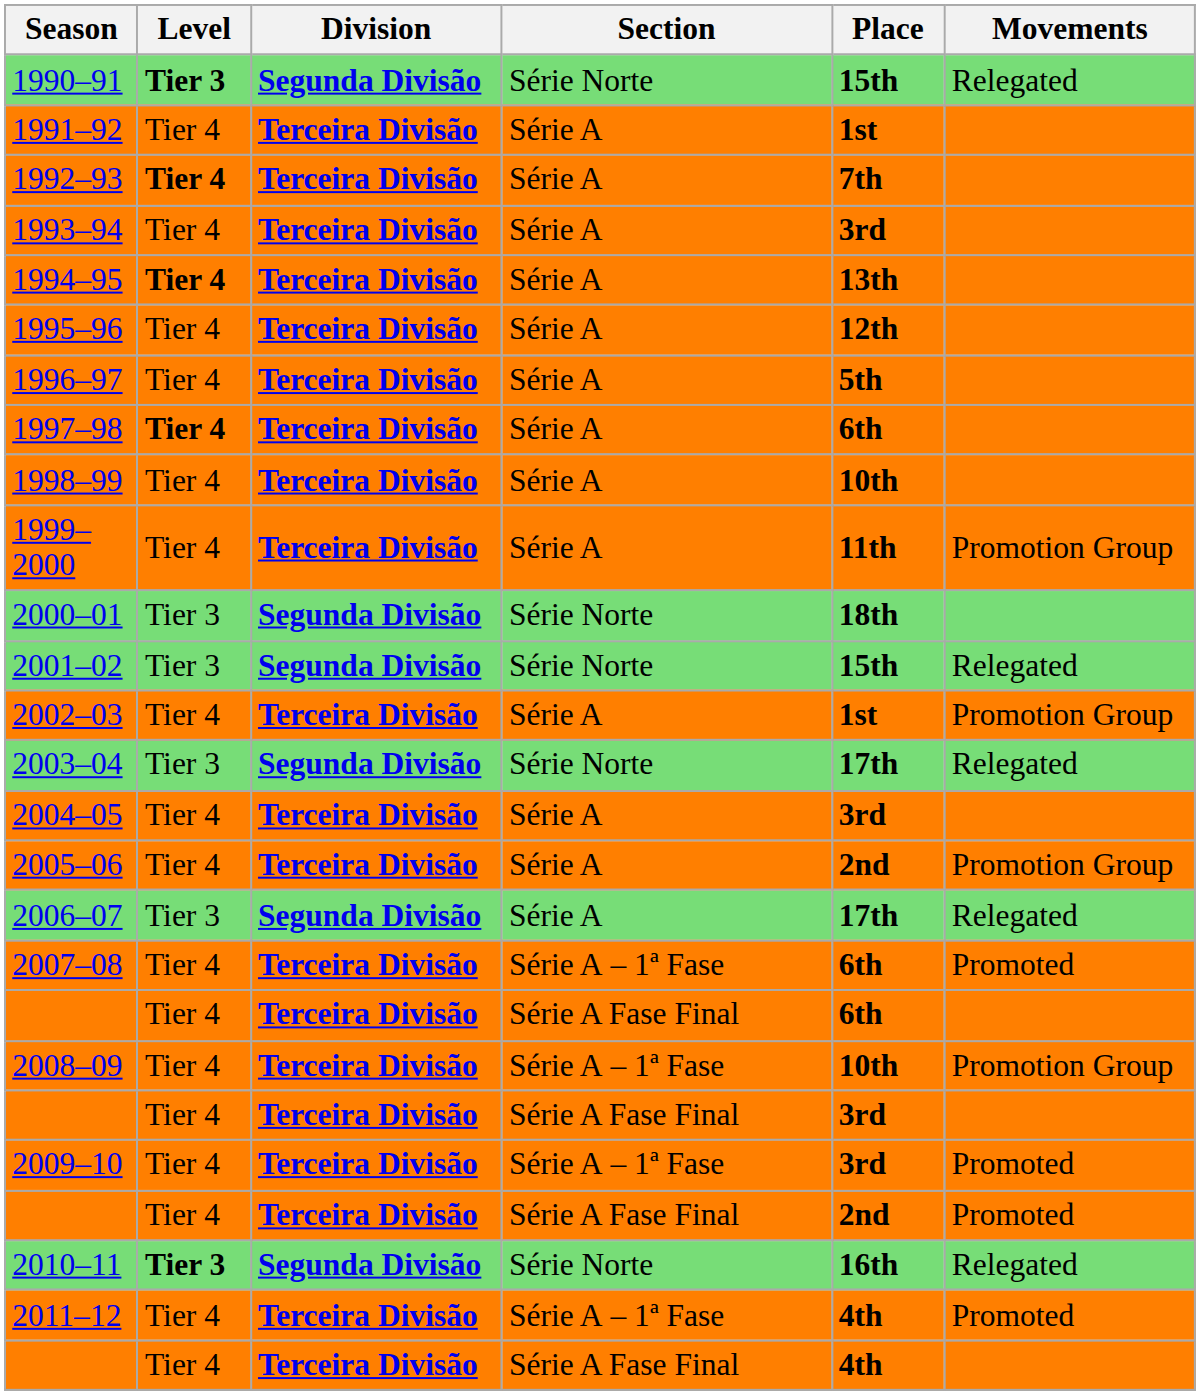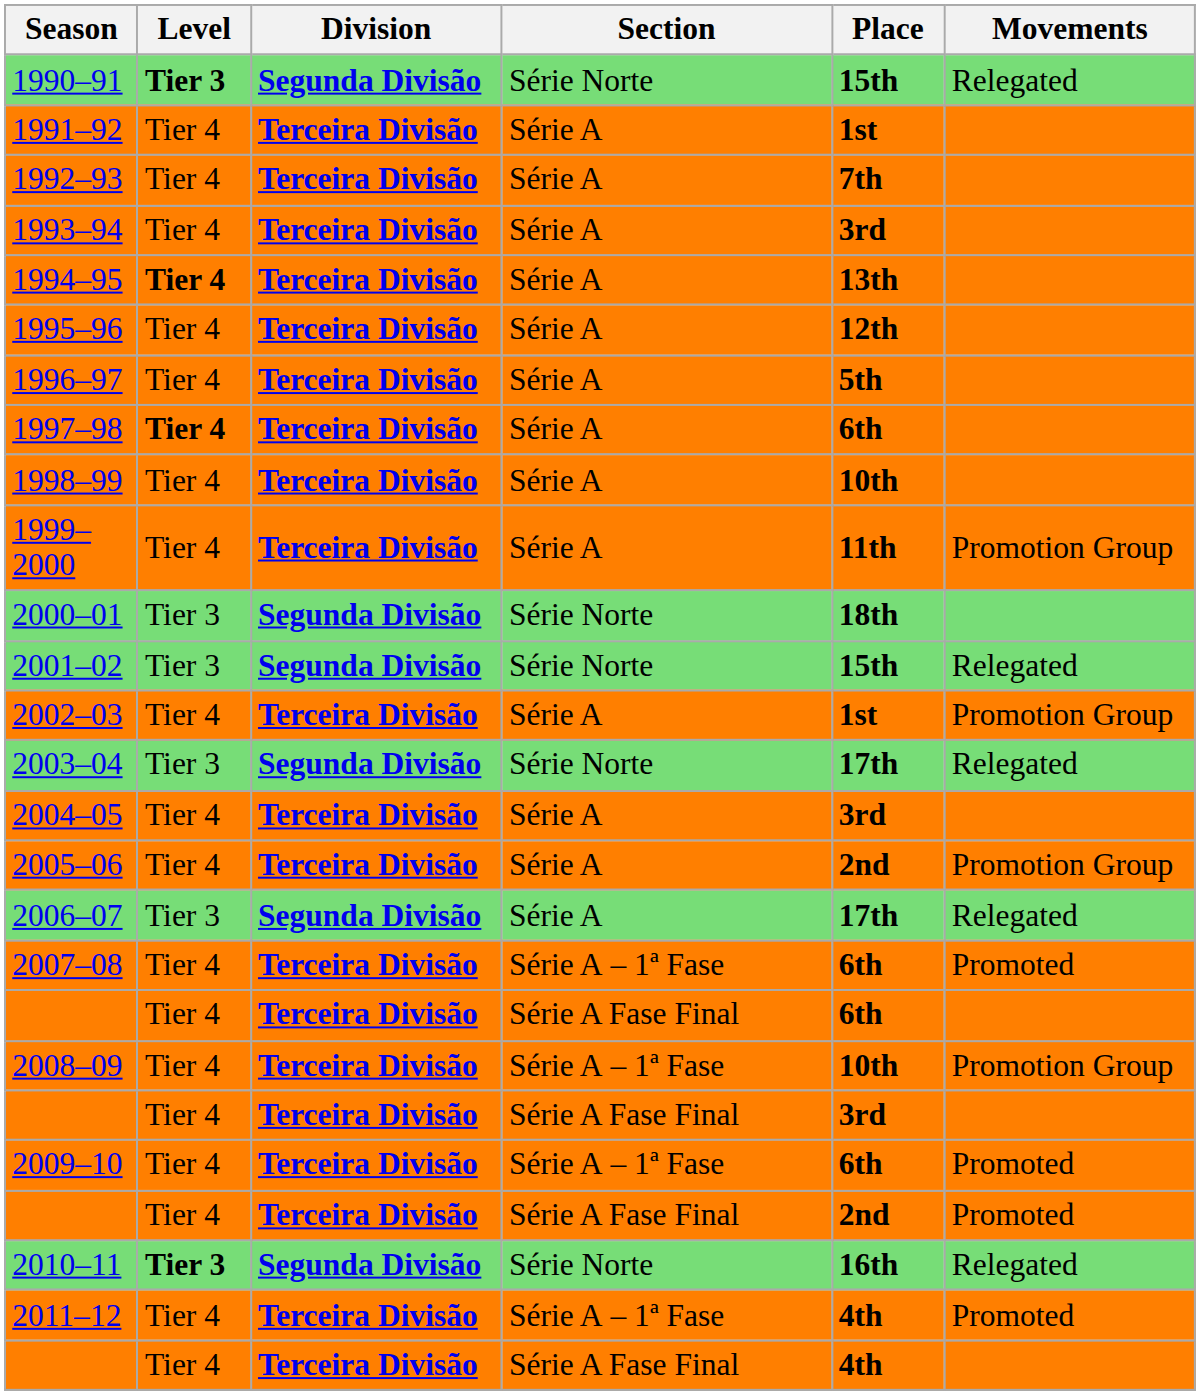(185, 179) bold -> (183, 179) normal
(862, 1164) 3rd -> (861, 1164) 6th
